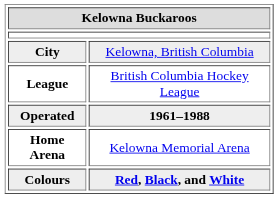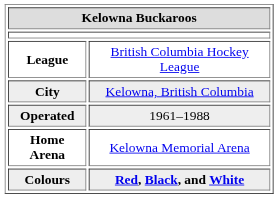rows swapped: (47, 51) <-> (47, 83)
(180, 115) bold -> (180, 115) normal
